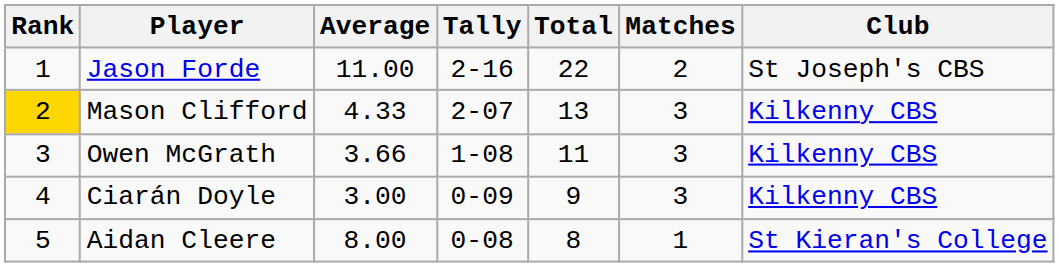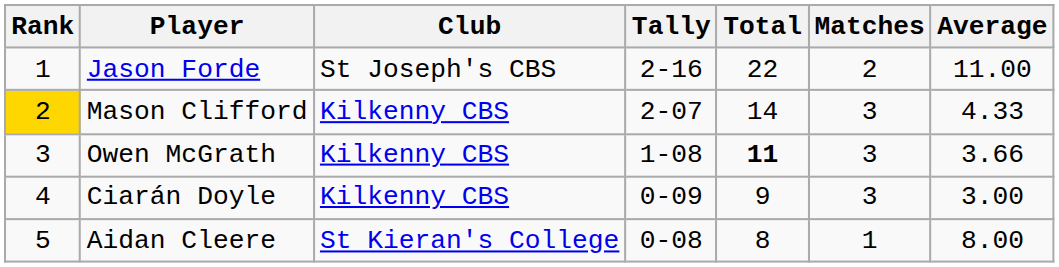columns swapped: (898, 26) <-> (375, 26)
(573, 112) 13 -> (763, 112) 14
(573, 155) normal -> (763, 155) bold
